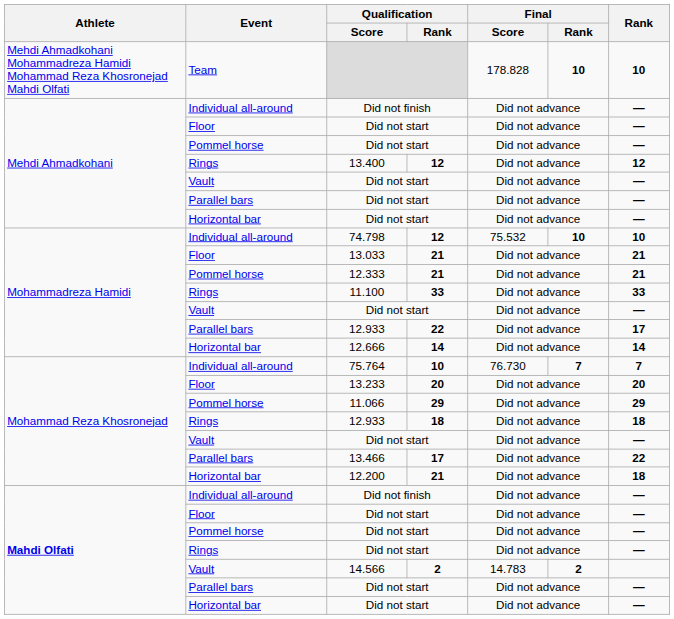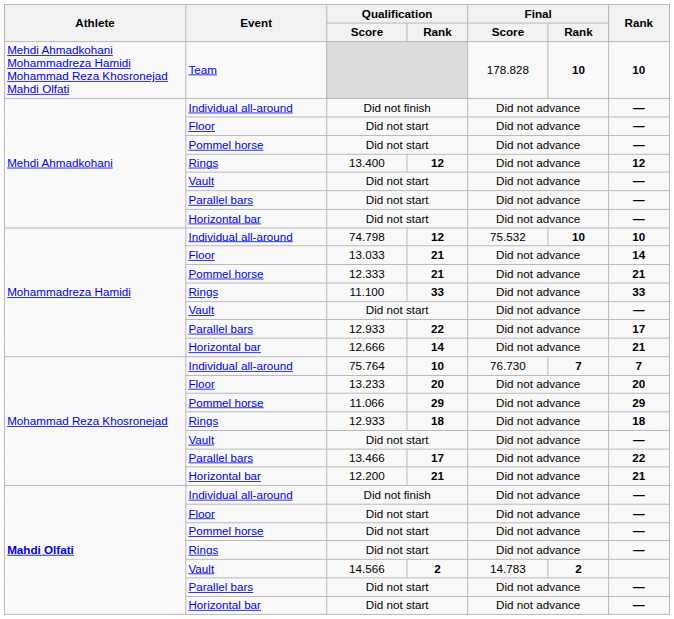(639, 256) 21 -> (639, 256) 14
(639, 348) 14 -> (639, 348) 21
(639, 477) 18 -> (639, 477) 21
